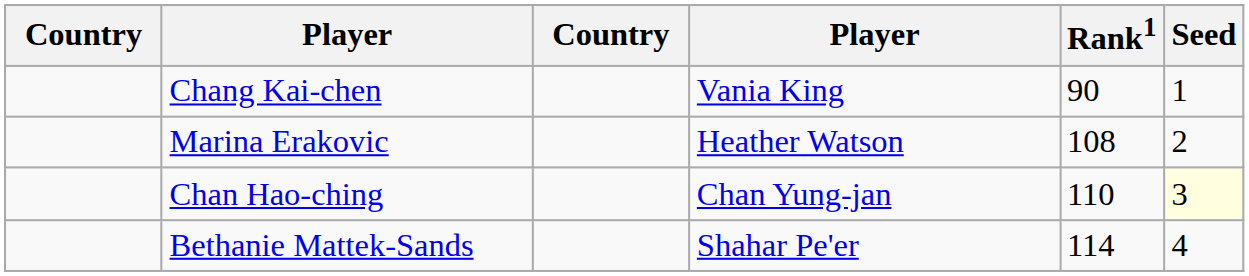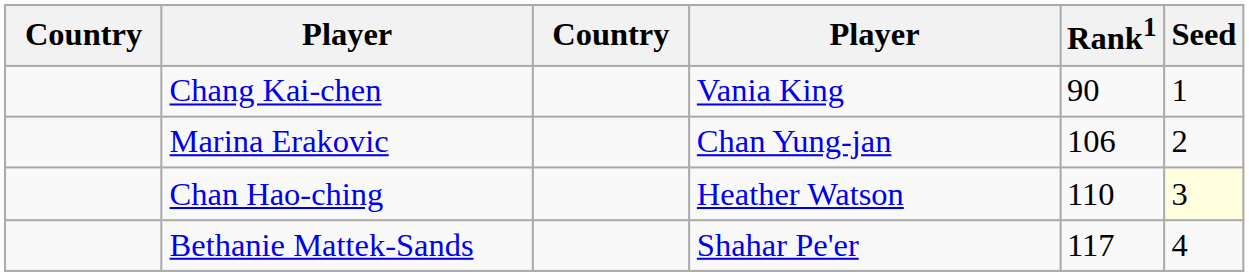(800, 142) Heather Watson -> (794, 142) Chan Yung-jan
(1091, 142) 108 -> (1091, 142) 106
(794, 193) Chan Yung-jan -> (800, 193) Heather Watson
(1091, 245) 114 -> (1091, 245) 117
